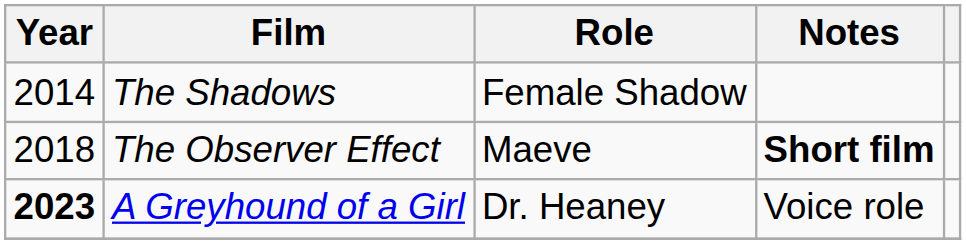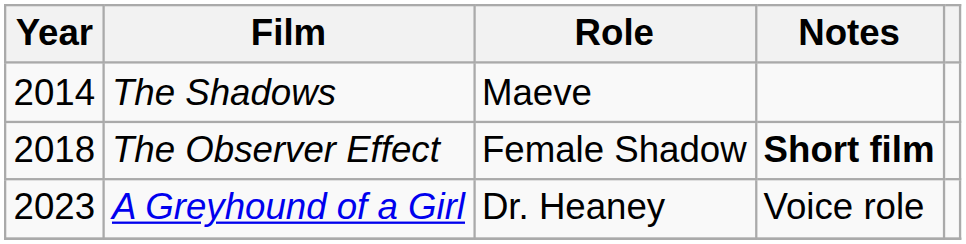(614, 91) Female Shadow -> (537, 91) Maeve
(537, 149) Maeve -> (614, 149) Female Shadow
(54, 207) bold -> (54, 207) normal
